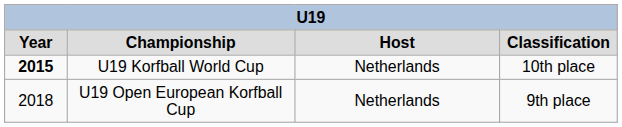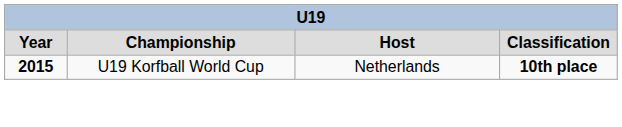(559, 68) normal -> (559, 68) bold
- row: (181, 101)
